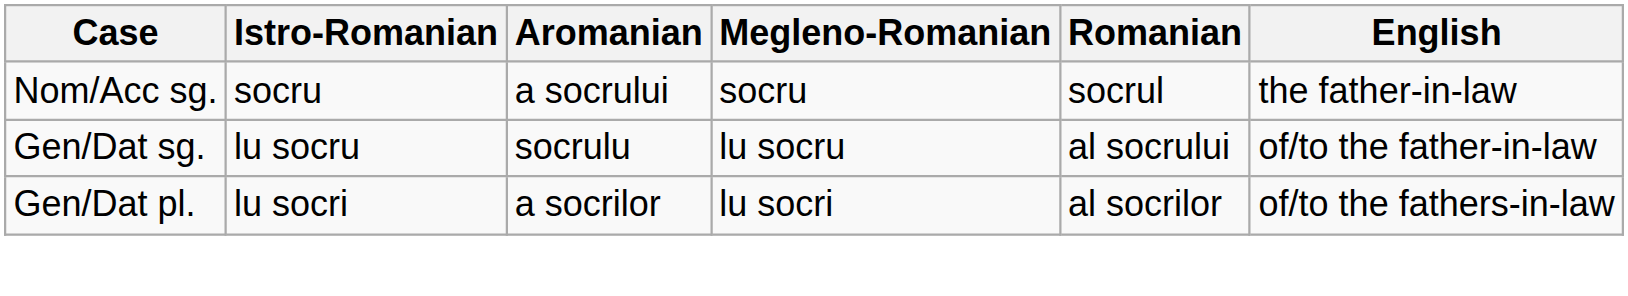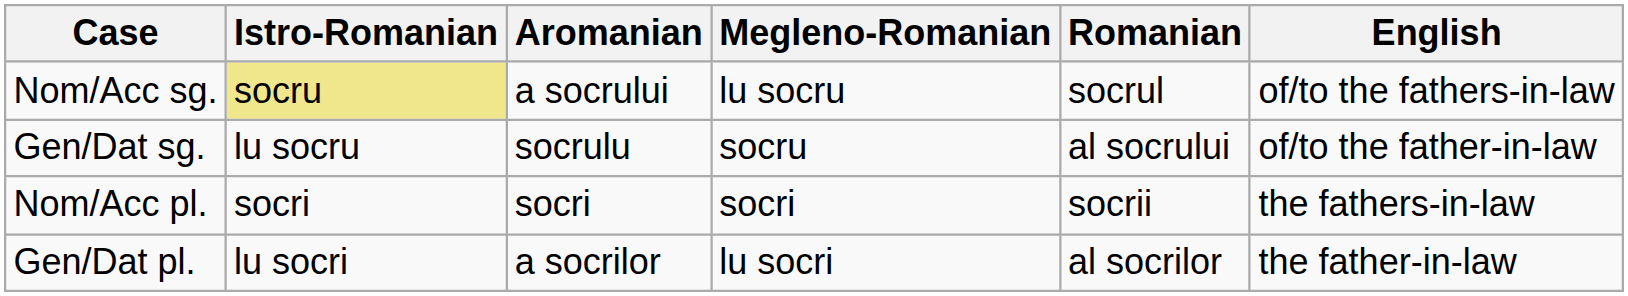(278, 90) no background -> (278, 90) khaki background
(763, 90) socru -> (782, 90) lu socru
(1388, 90) the father-in-law -> (1437, 90) of/to the fathers-in-law
(782, 147) lu socru -> (763, 147) socru
+ row: (110, 204)
(1437, 204) of/to the fathers-in-law -> (1388, 261) the father-in-law
